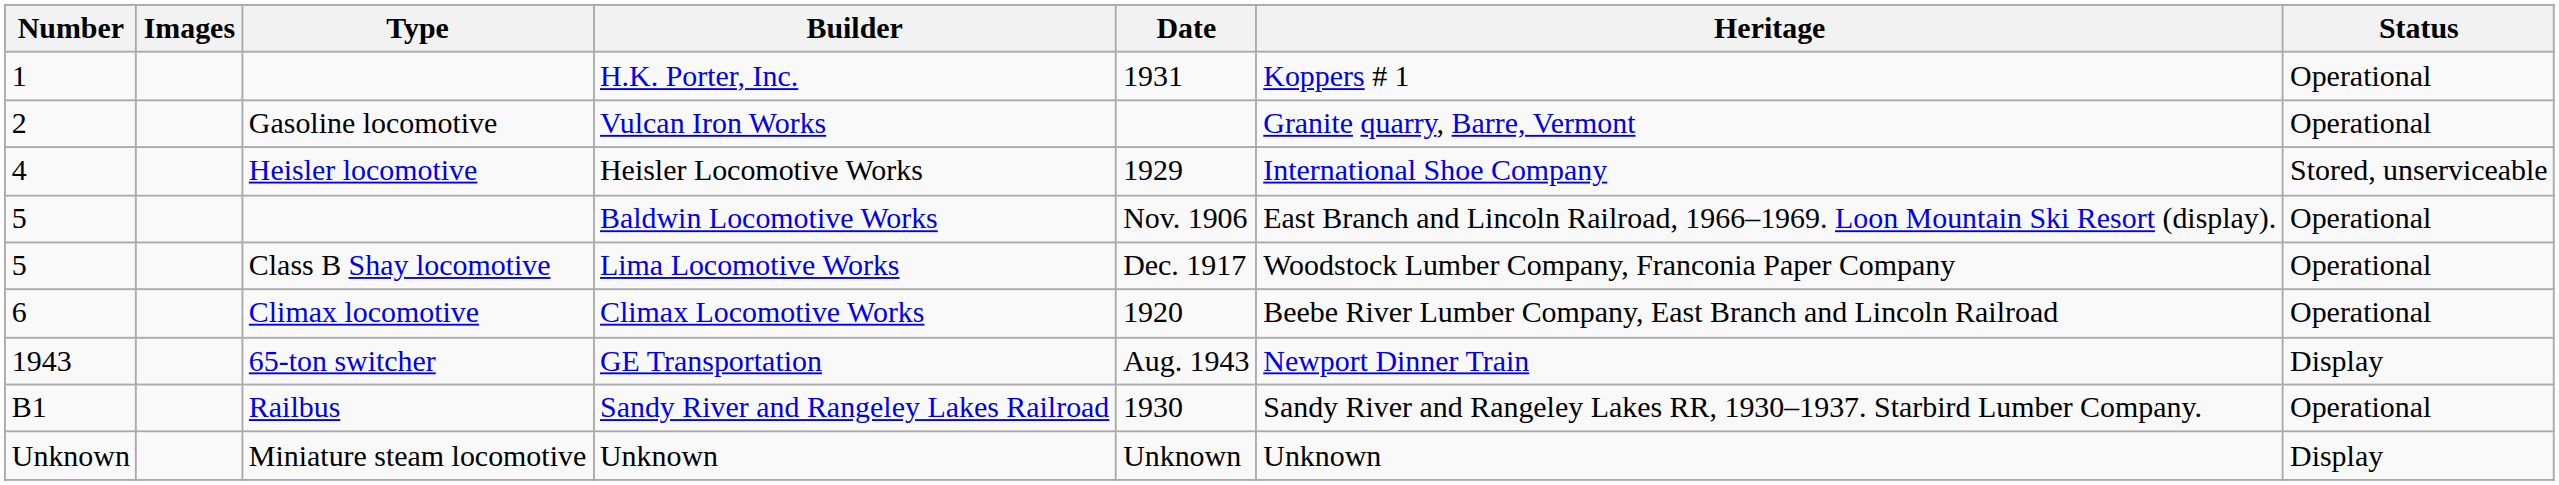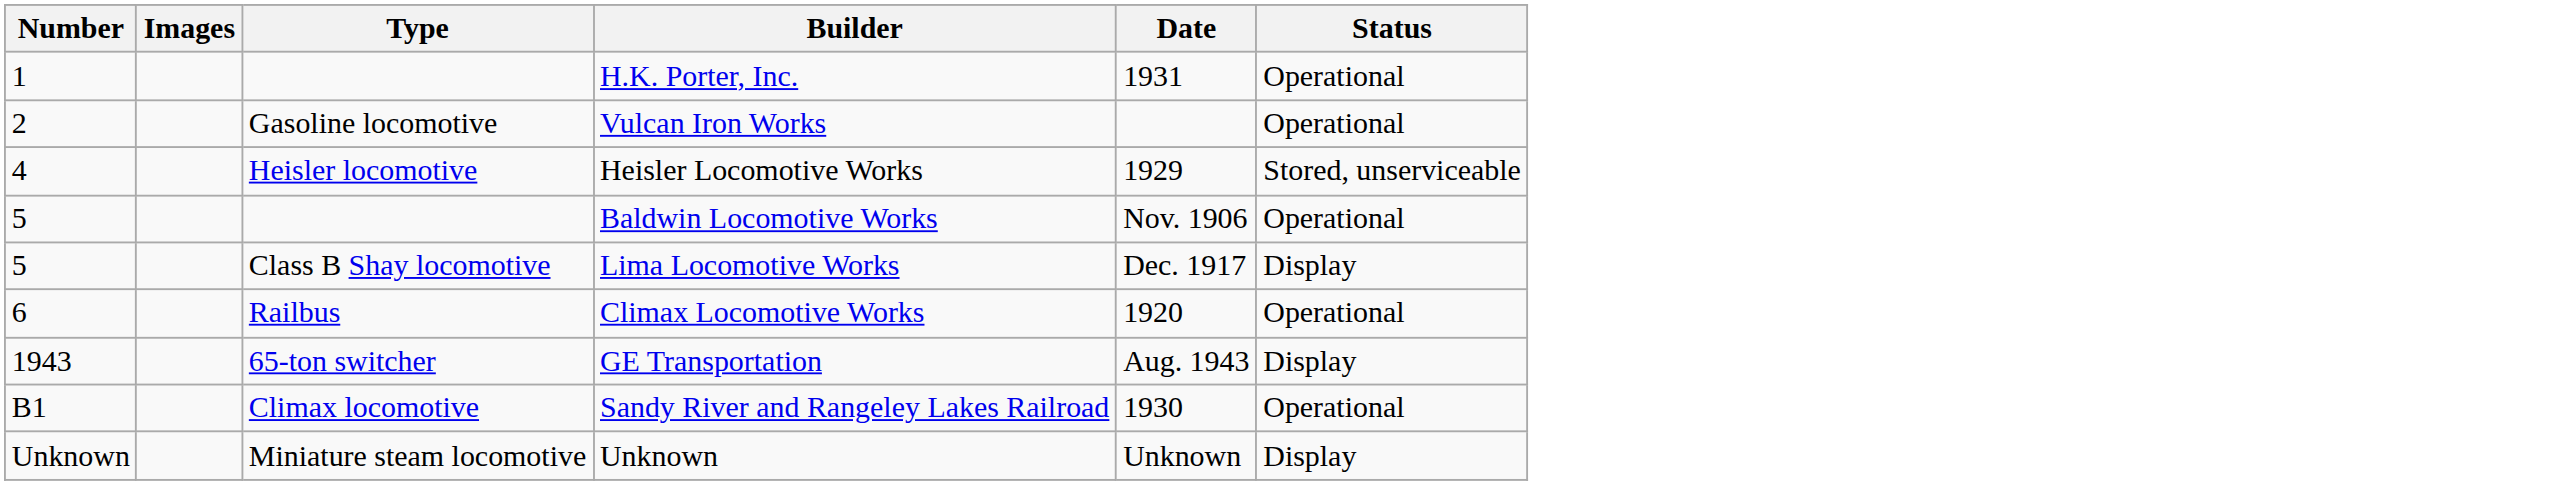- column: (1770, 28)
(2361, 265) Operational -> (1310, 265) Display
(364, 312) Climax locomotive -> (295, 312) Railbus
(295, 407) Railbus -> (364, 407) Climax locomotive
